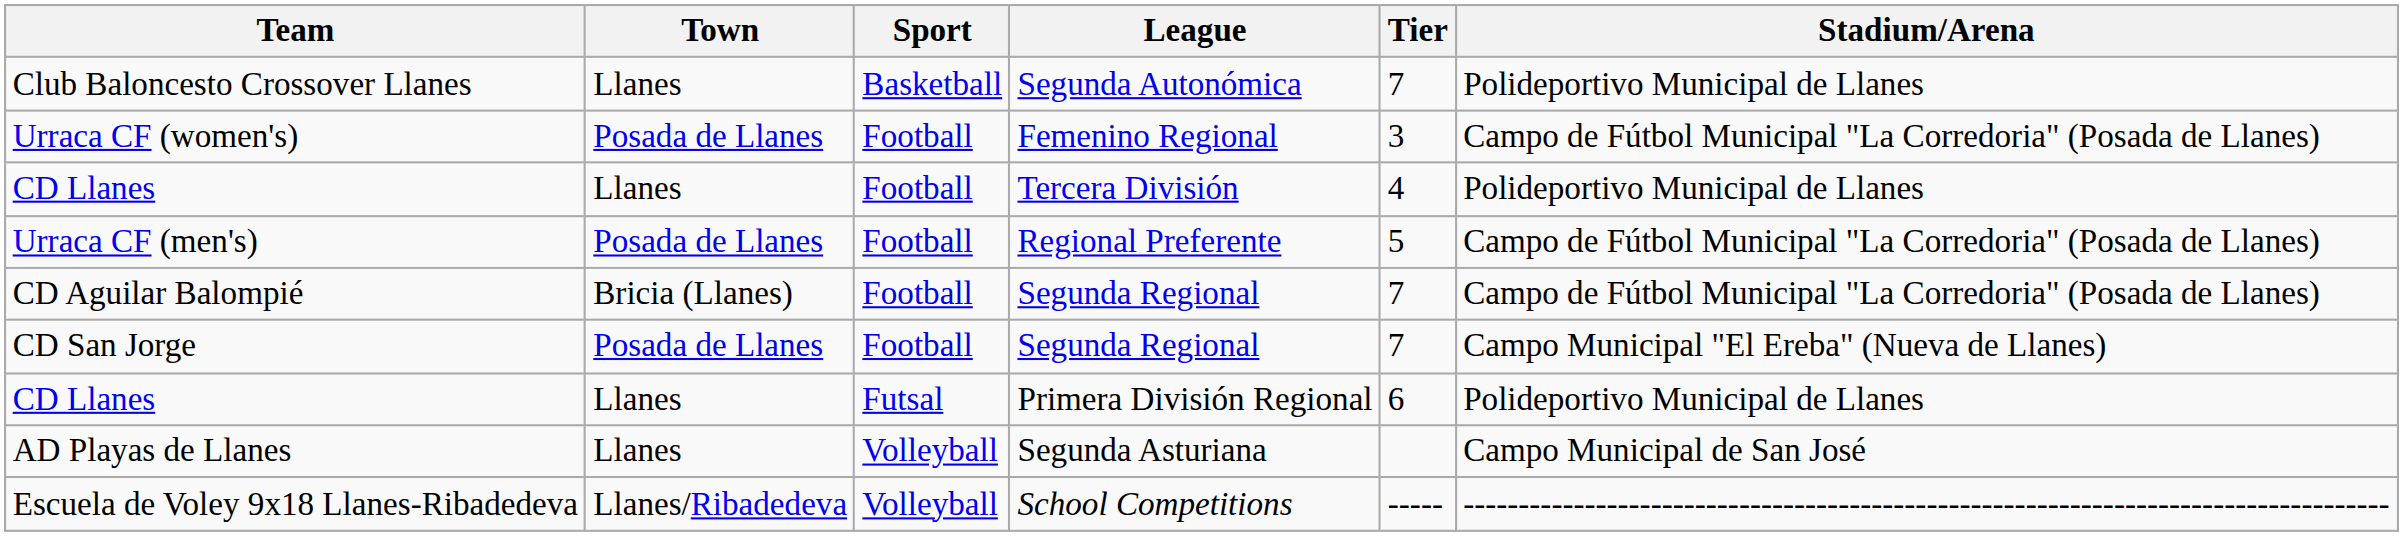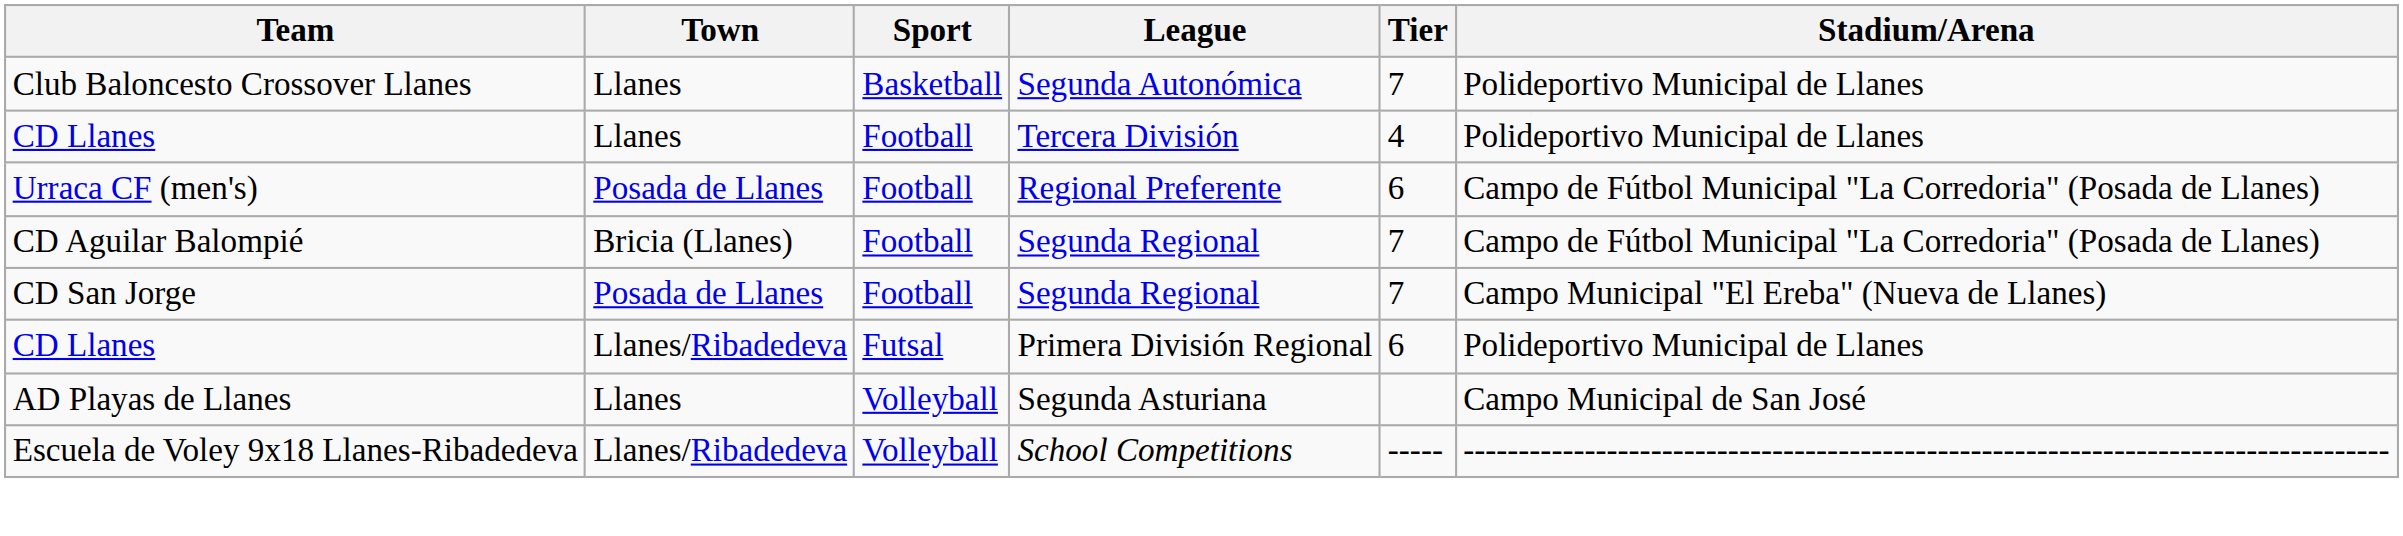- row: (155, 135)
(1396, 240) 5 -> (1396, 188) 6
(637, 398) Llanes -> (720, 345) Llanes/Ribadedeva
